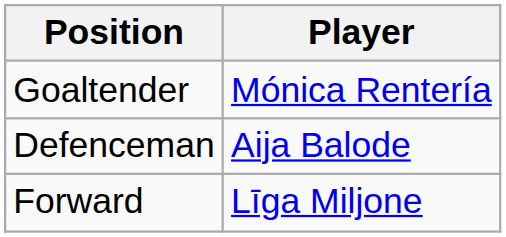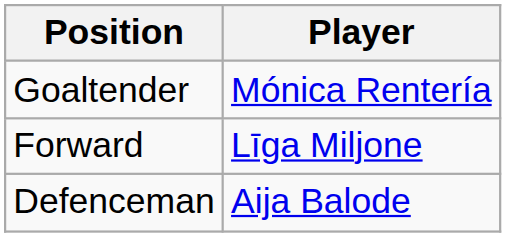rows swapped: (114, 145) <-> (78, 201)
